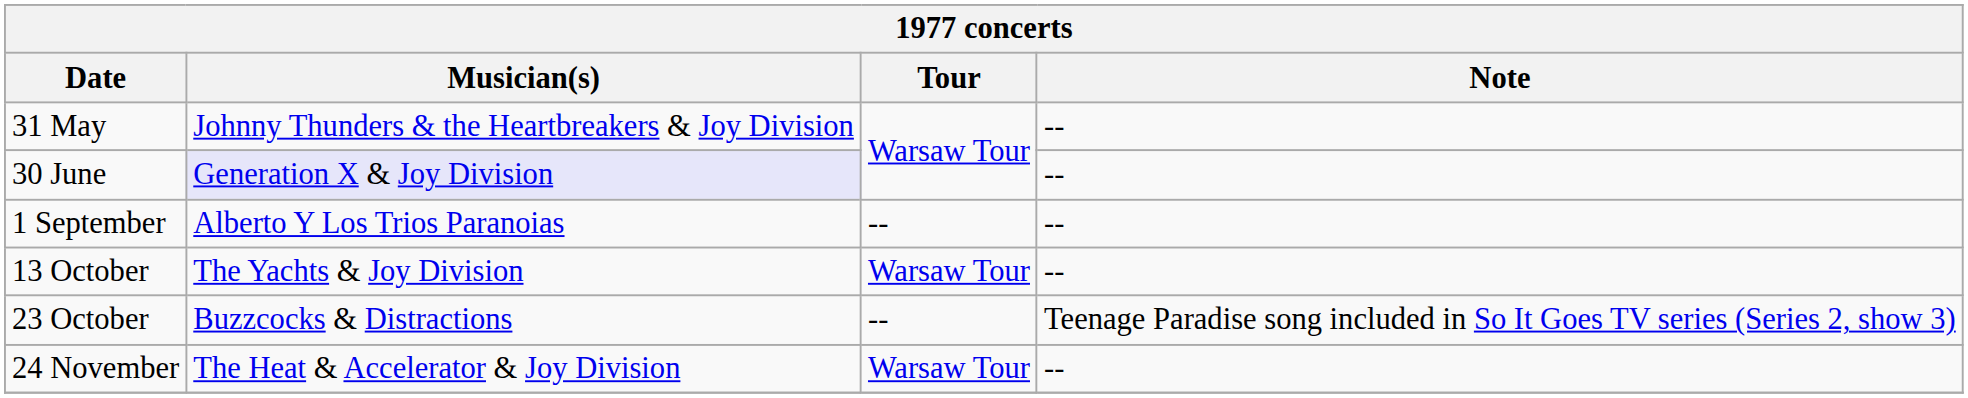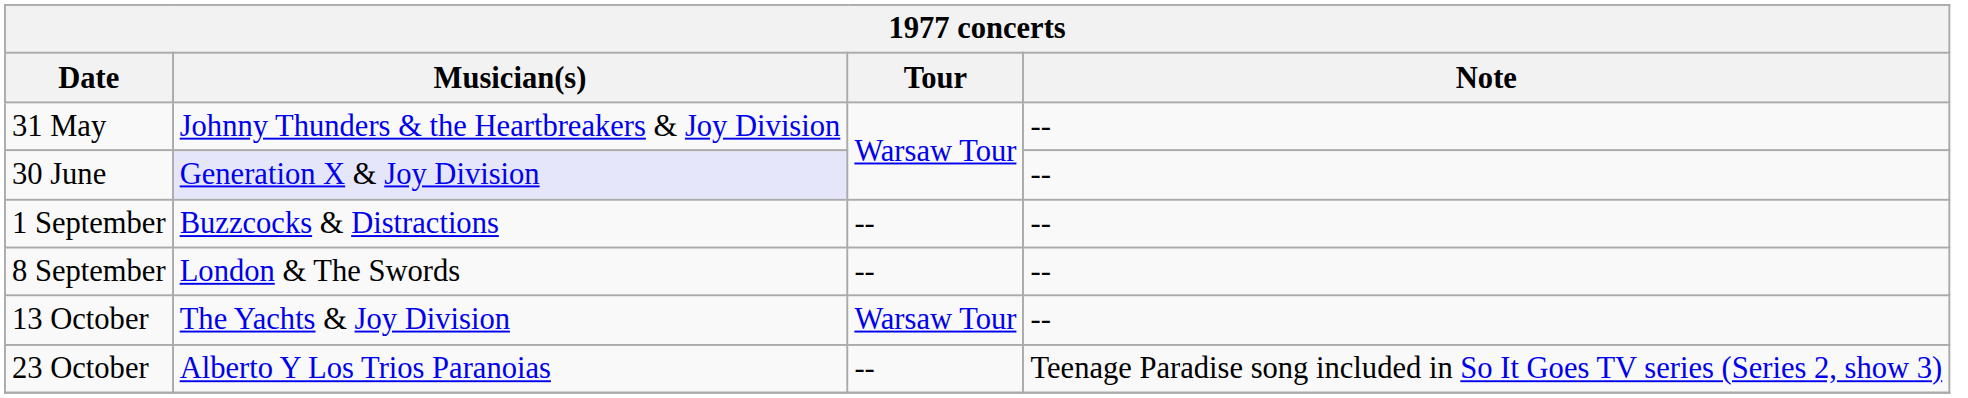(379, 222) Alberto Y Los Trios Paranoias -> (339, 222) Buzzcocks & Distractions
+ row: (89, 271)
(353, 319) Buzzcocks & Distractions -> (365, 367) Alberto Y Los Trios Paranoias
- row: (96, 367)
